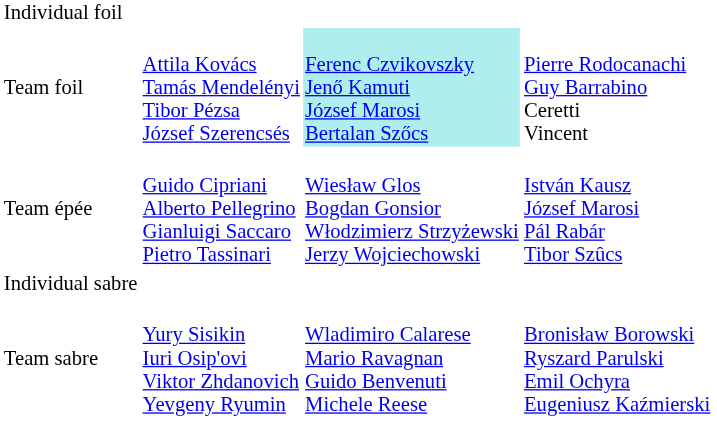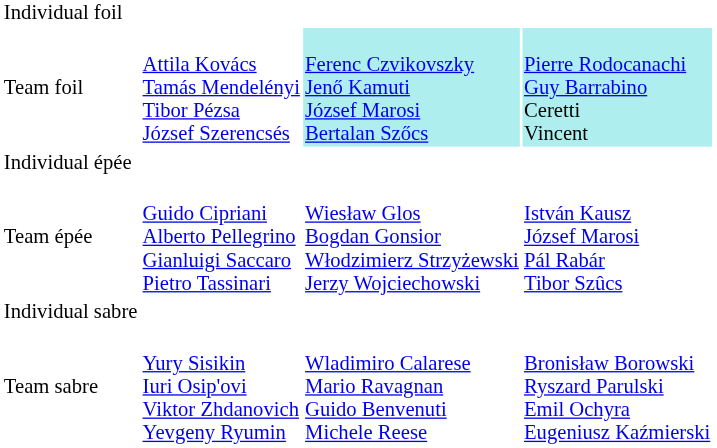(605, 98) no background -> (605, 98) paleturquoise background
+ row: (68, 161)
